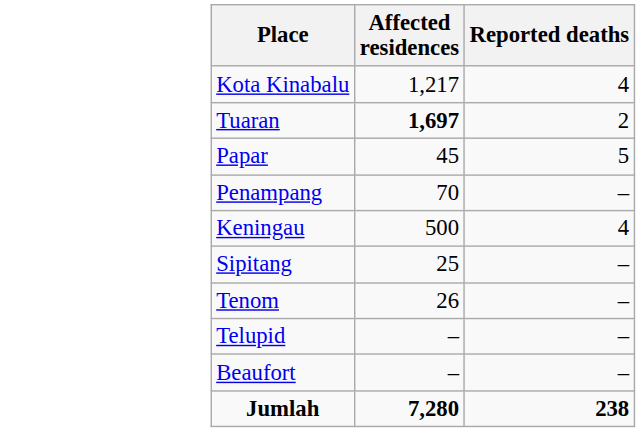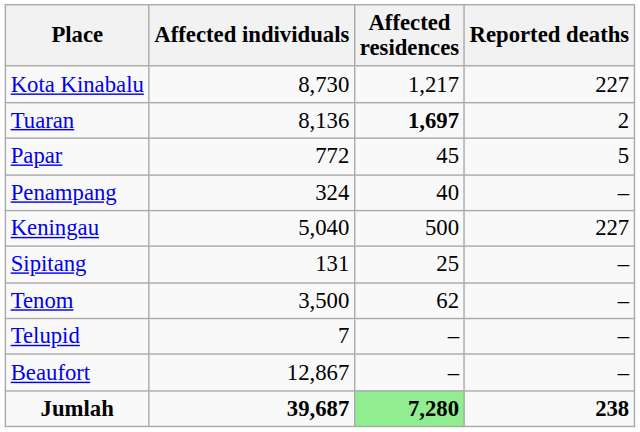+ column: (252, 35)
(624, 84) 4 -> (612, 84) 227
(448, 192) 70 -> (448, 192) 40
(624, 228) 4 -> (612, 228) 227
(448, 300) 26 -> (448, 300) 62
(434, 408) no background -> (434, 408) lightgreen background
